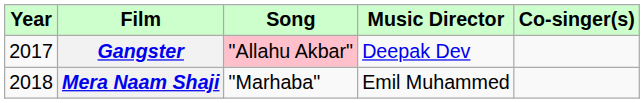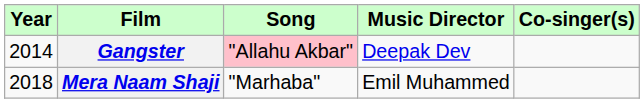(31, 51) 2017 -> (31, 51) 2014
